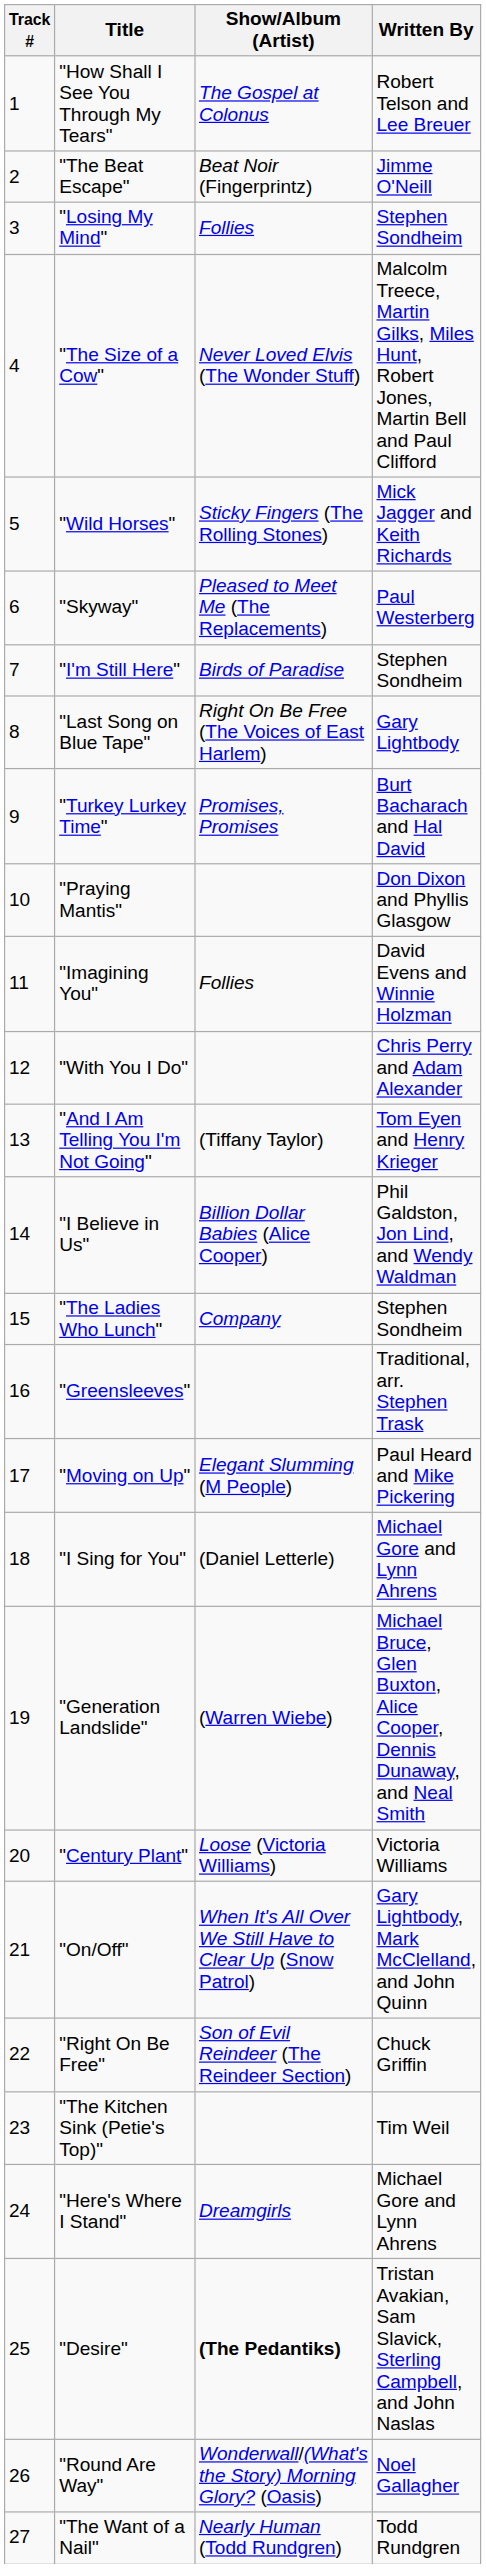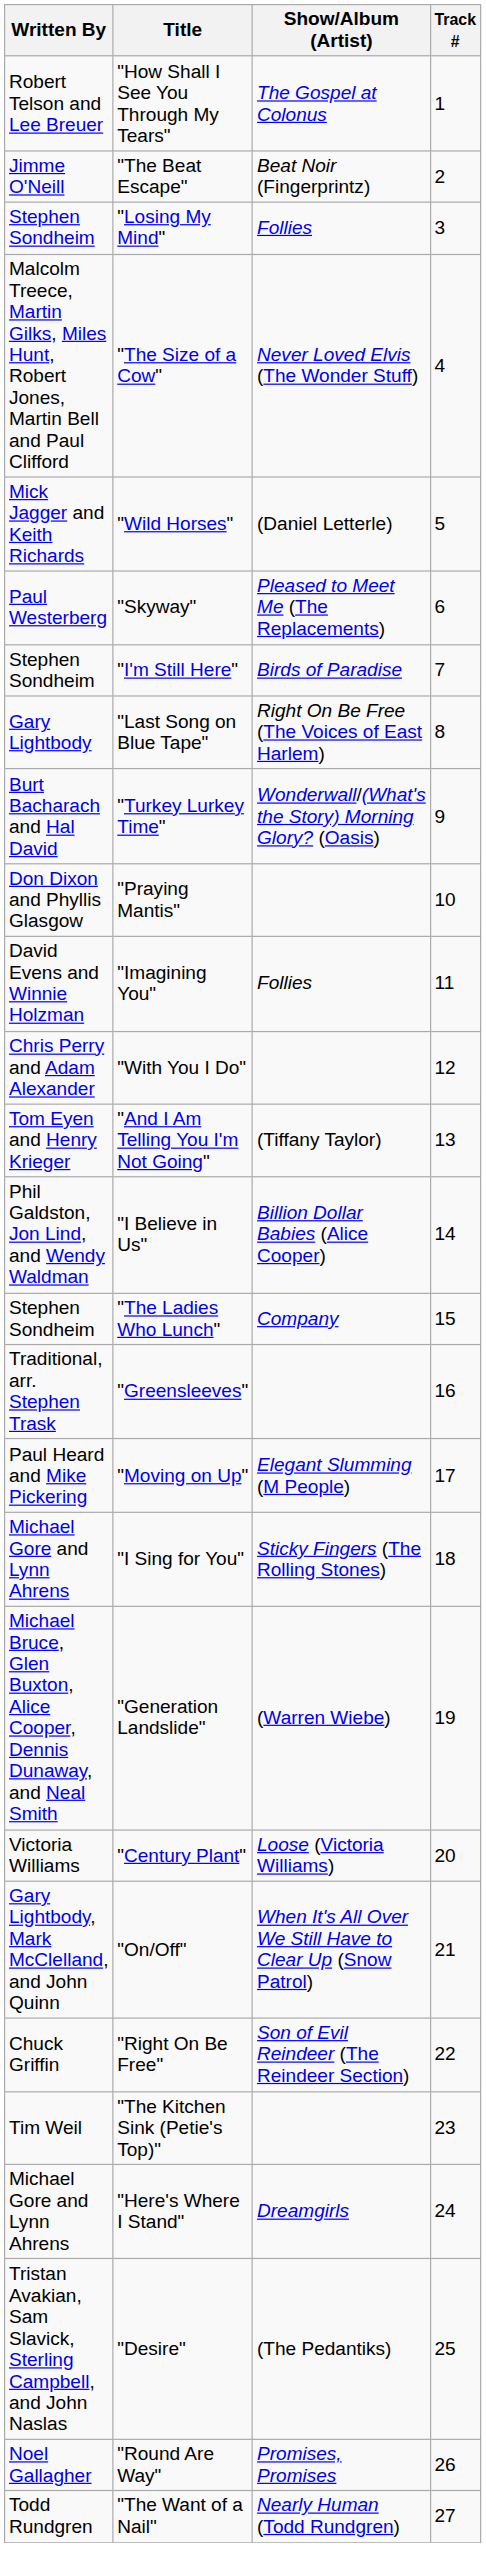columns swapped: (30, 31) <-> (426, 30)
(281, 524) Sticky Fingers (The Rolling Stones) -> (325, 524) (Daniel Letterle)
(241, 816) Promises, Promises -> (341, 816) Wonderwall/(What's the Story) Morning Glory? (Oasis)
(267, 1559) (Daniel Letterle) -> (339, 1559) Sticky Fingers (The Rolling Stones)
(270, 2348) bold -> (324, 2348) normal
(283, 2475) Wonderwall/(What's the Story) Morning Glory? (Oasis) -> (299, 2464) Promises, Promises
